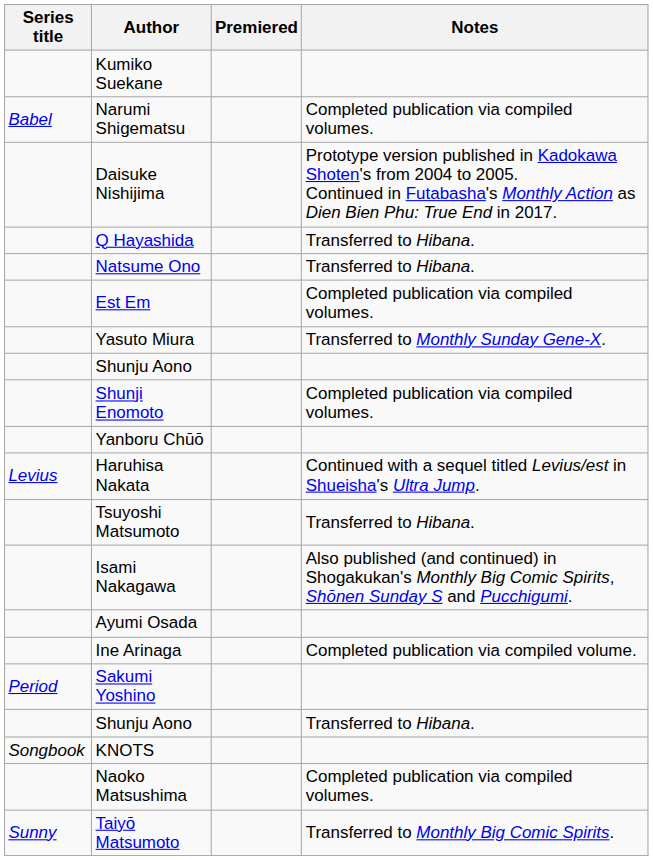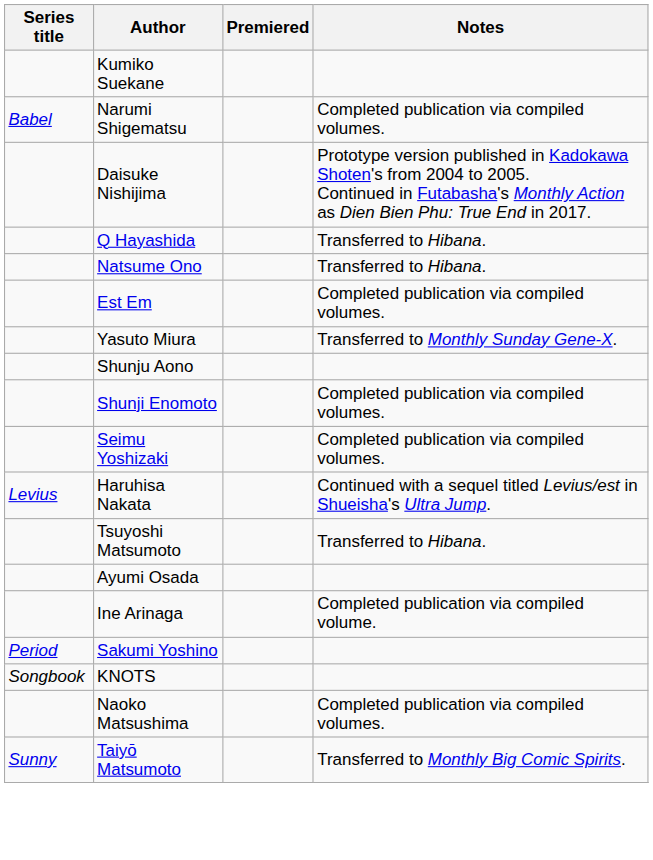+ row: (133, 449)
- row: (150, 439)
- row: (136, 577)
- row: (144, 723)
